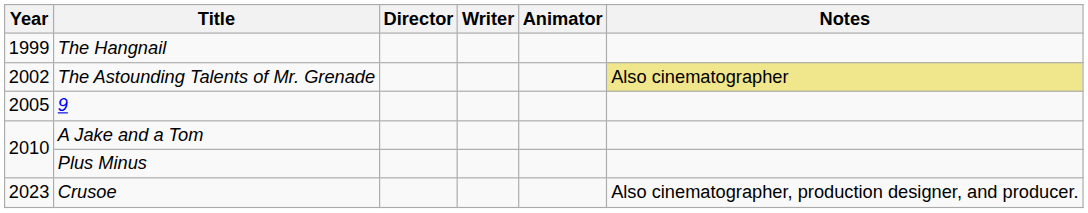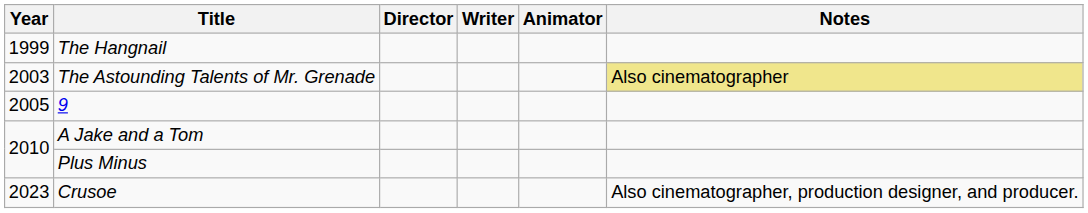(29, 76) 2002 -> (29, 76) 2003
